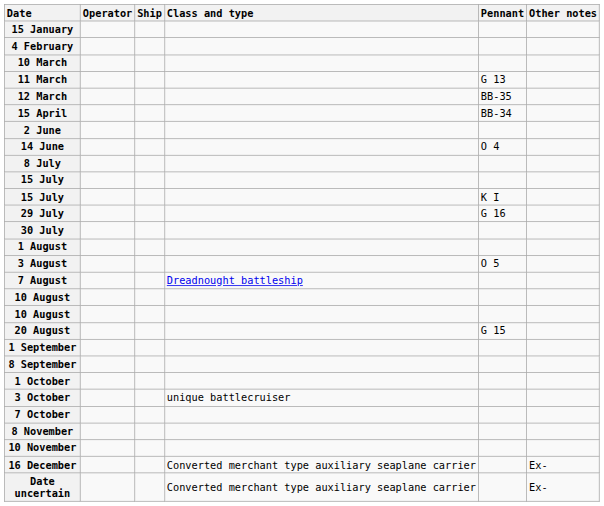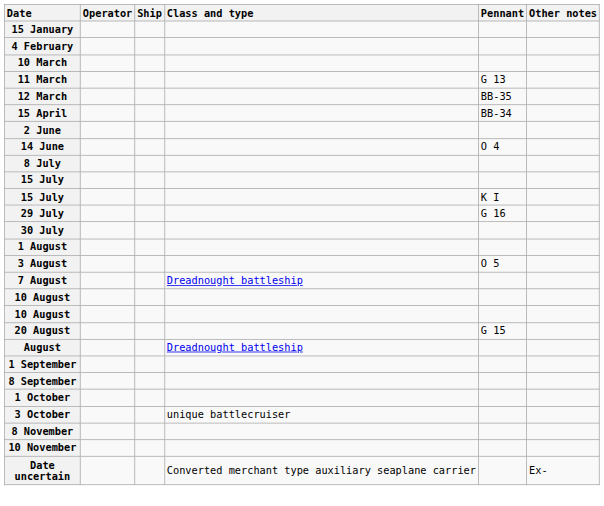+ row: (42, 348)
- row: (42, 414)
- row: (42, 465)
